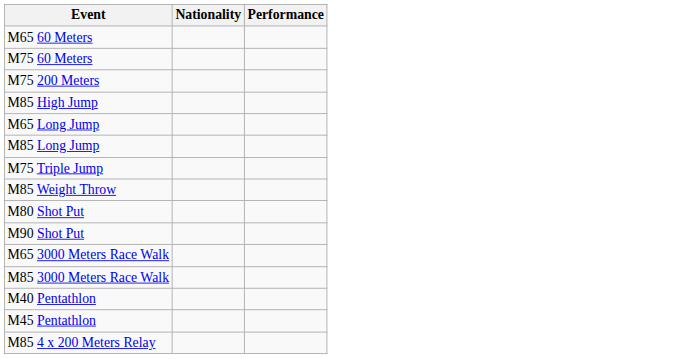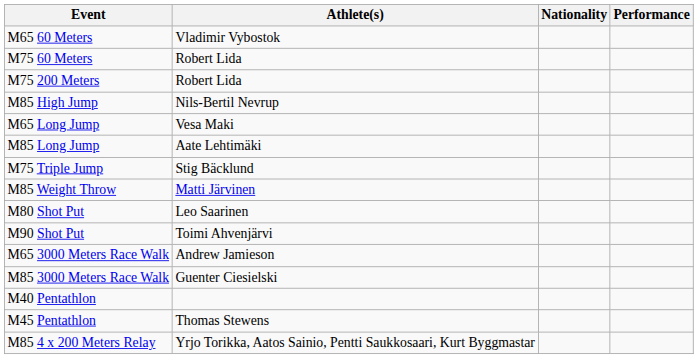+ column: (355, 15)
